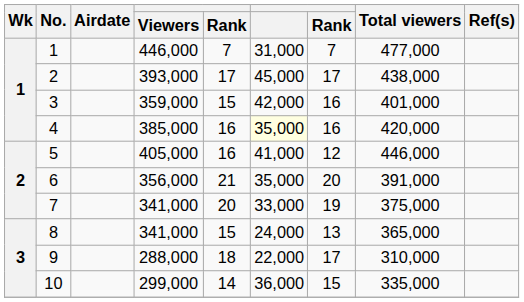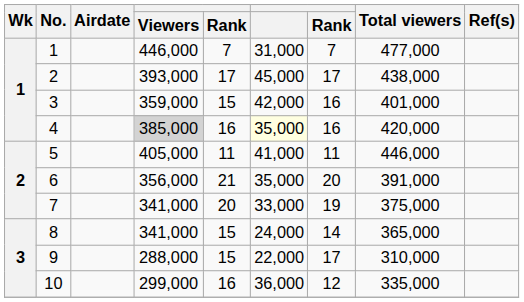(169, 128) no background -> (169, 128) lightgrey background
(227, 154) 16 -> (227, 154) 11
(332, 154) 12 -> (332, 154) 11
(332, 232) 13 -> (332, 232) 14
(227, 257) 18 -> (227, 257) 15
(227, 283) 14 -> (227, 283) 16
(332, 283) 15 -> (332, 283) 12
